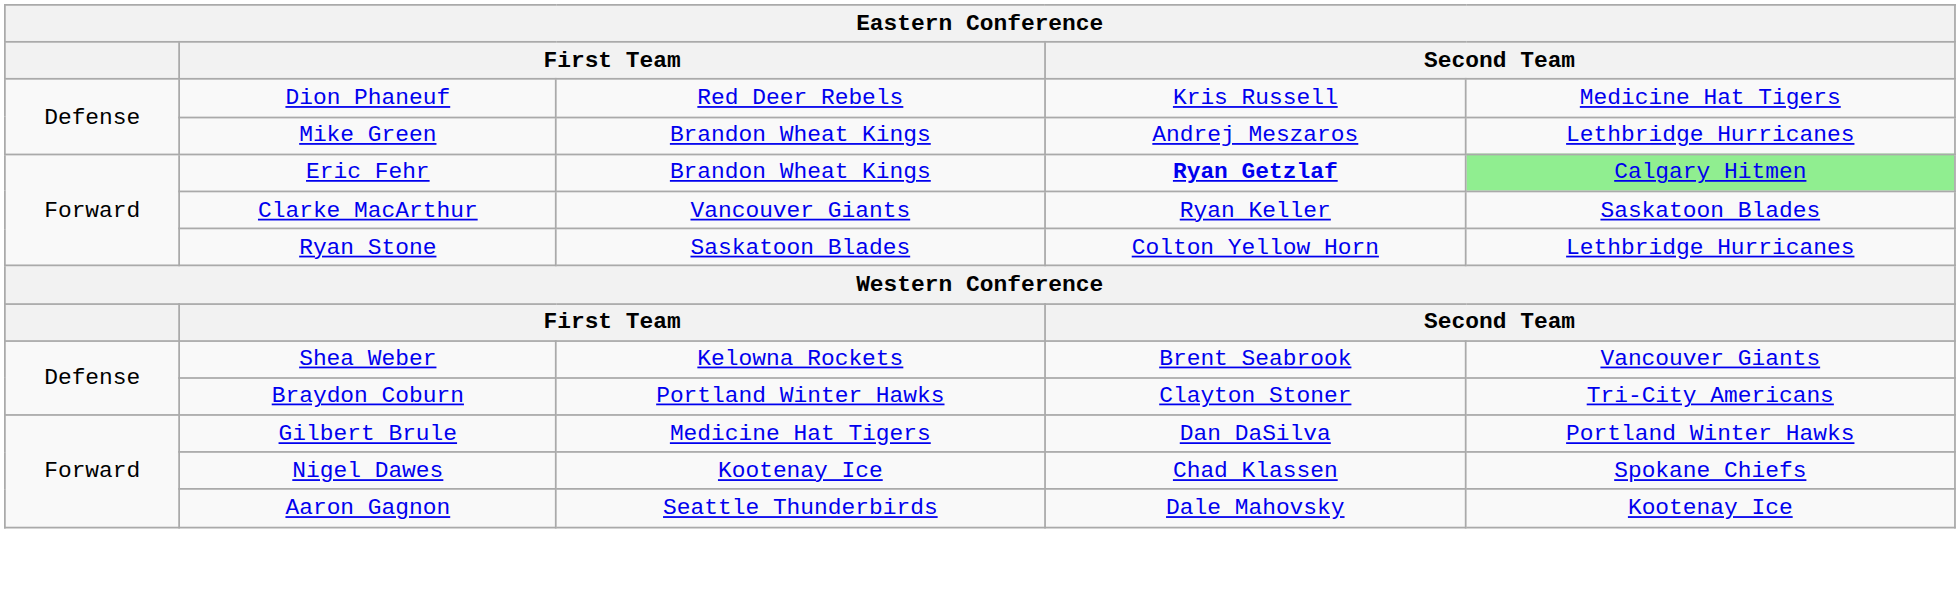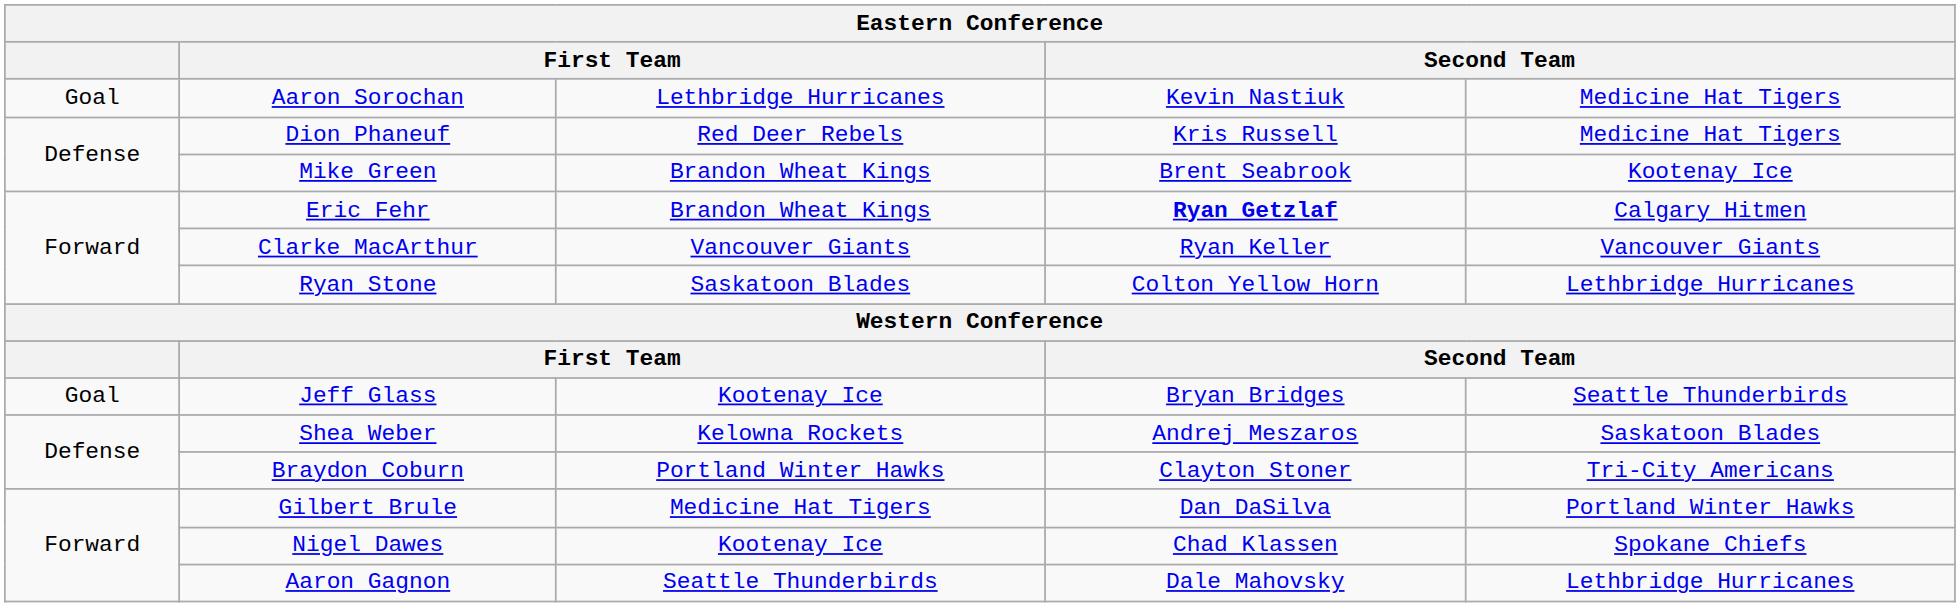+ row: (368, 98)
(1255, 135) Andrej Meszaros -> (1255, 173) Brent Seabrook
(1710, 135) Lethbridge Hurricanes -> (1710, 173) Kootenay Ice
(1710, 173) lightgreen background -> (1710, 210) no background
(1710, 210) Saskatoon Blades -> (1710, 247) Vancouver Giants
+ row: (368, 396)
(1255, 359) Brent Seabrook -> (1255, 434) Andrej Meszaros
(1710, 359) Vancouver Giants -> (1710, 434) Saskatoon Blades
(1710, 508) Kootenay Ice -> (1710, 583) Lethbridge Hurricanes
